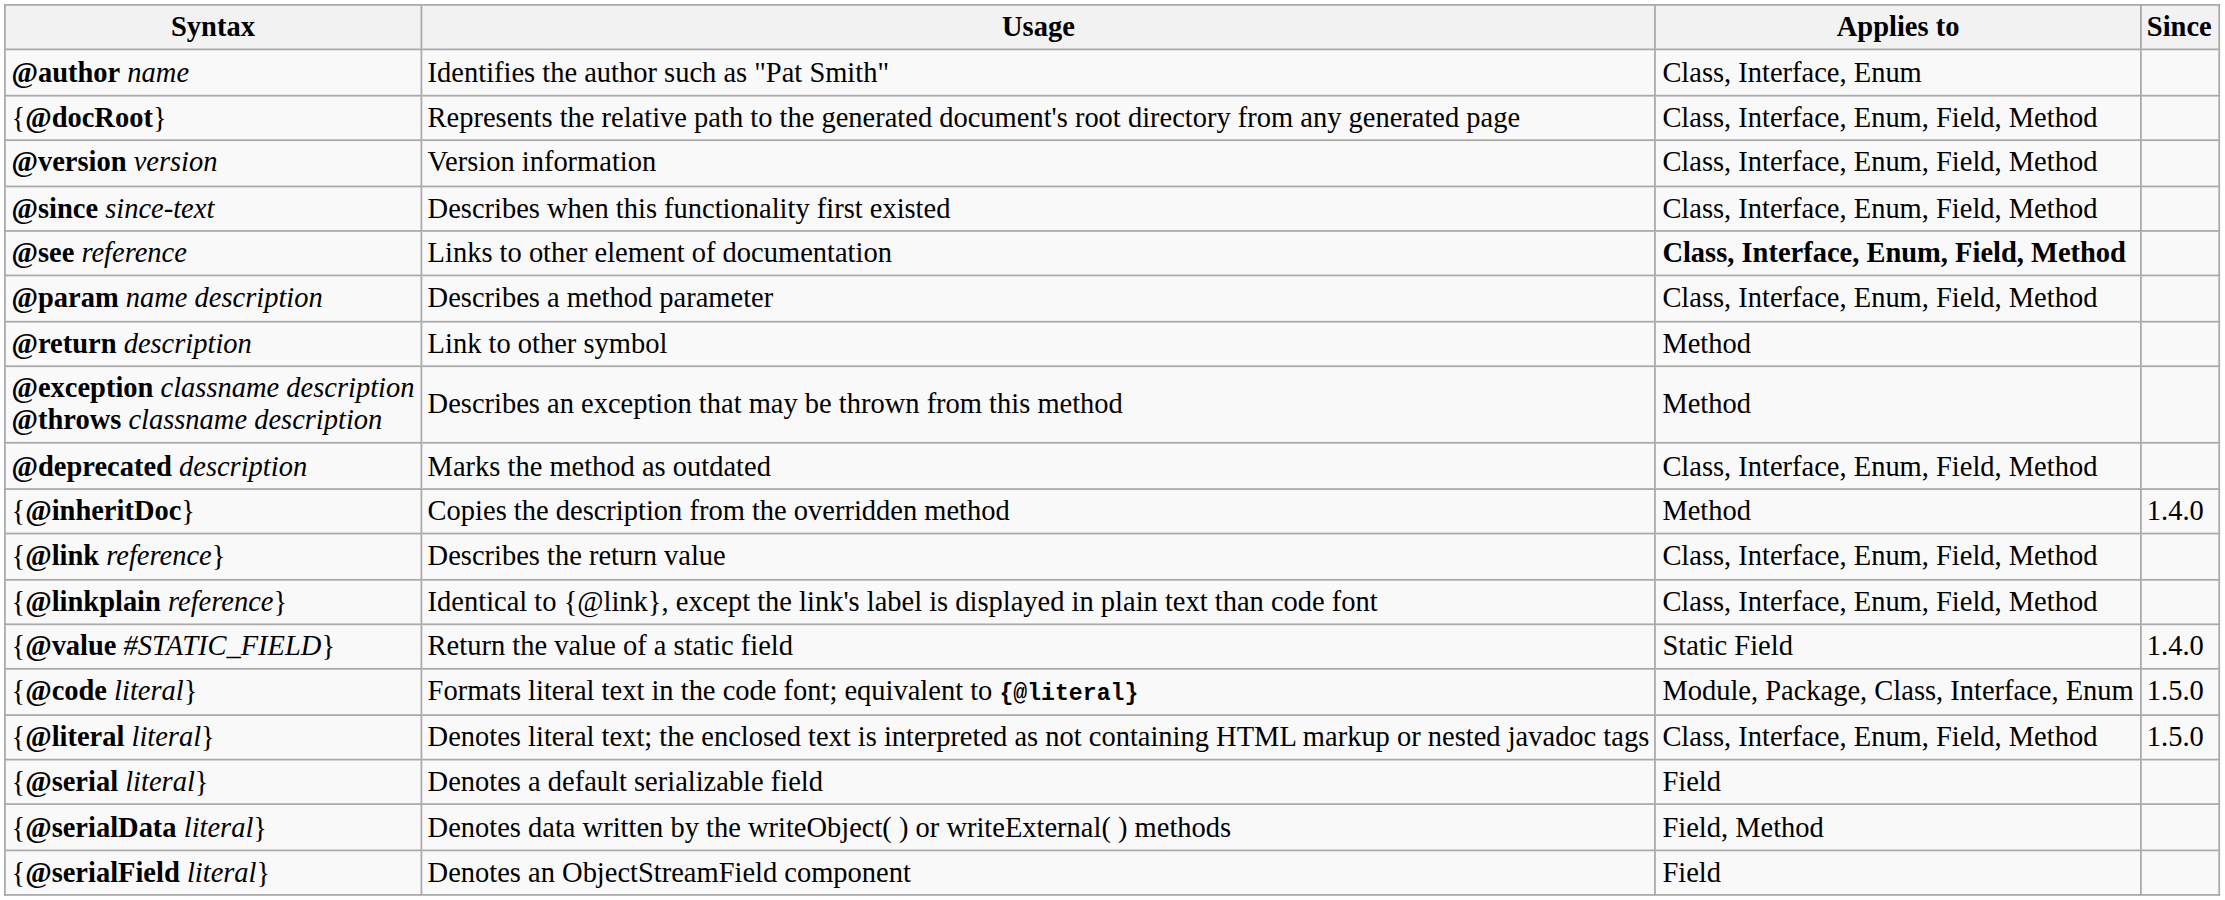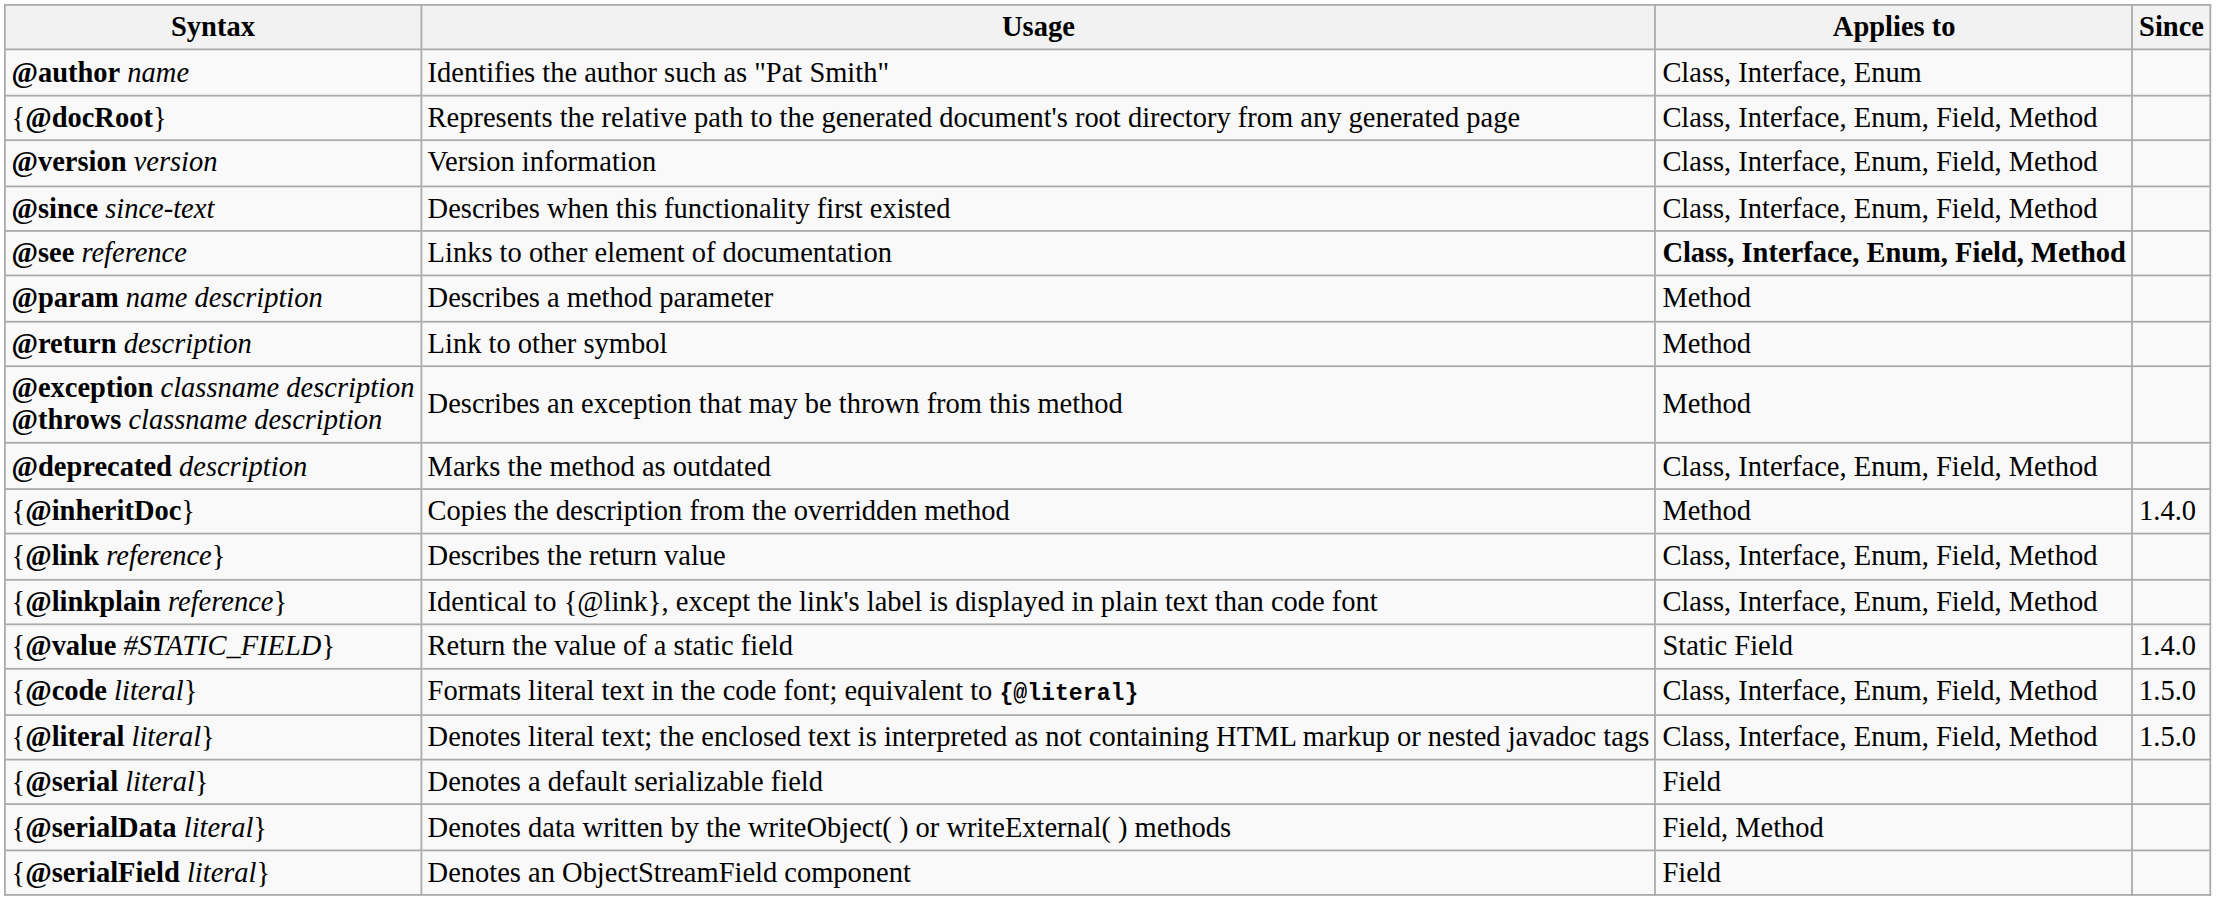(1880, 298) Class, Interface, Enum, Field, Method -> (1707, 298) Method
(1898, 691) Module, Package, Class, Interface, Enum -> (1880, 691) Class, Interface, Enum, Field, Method
